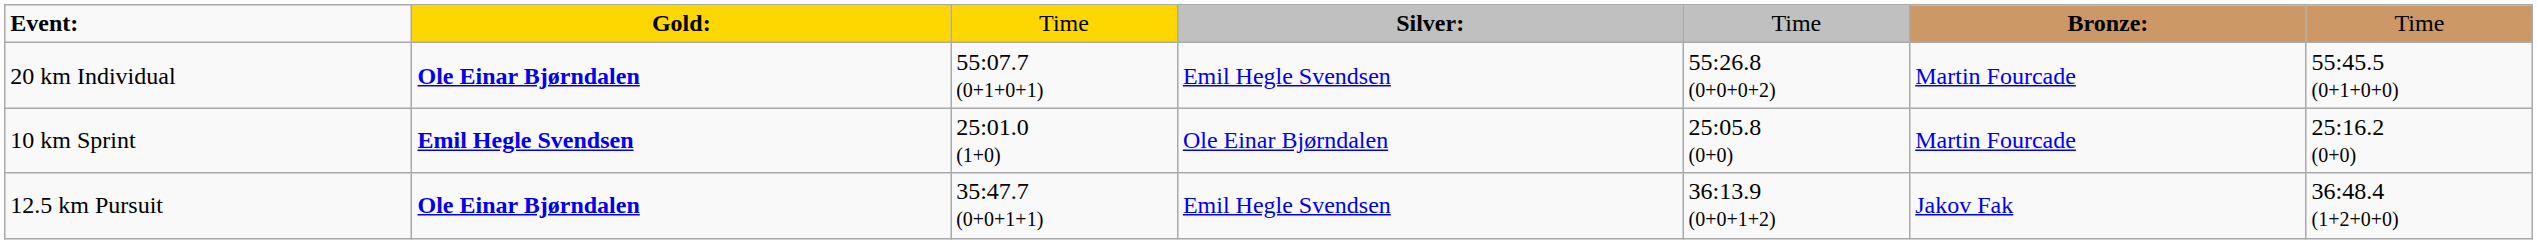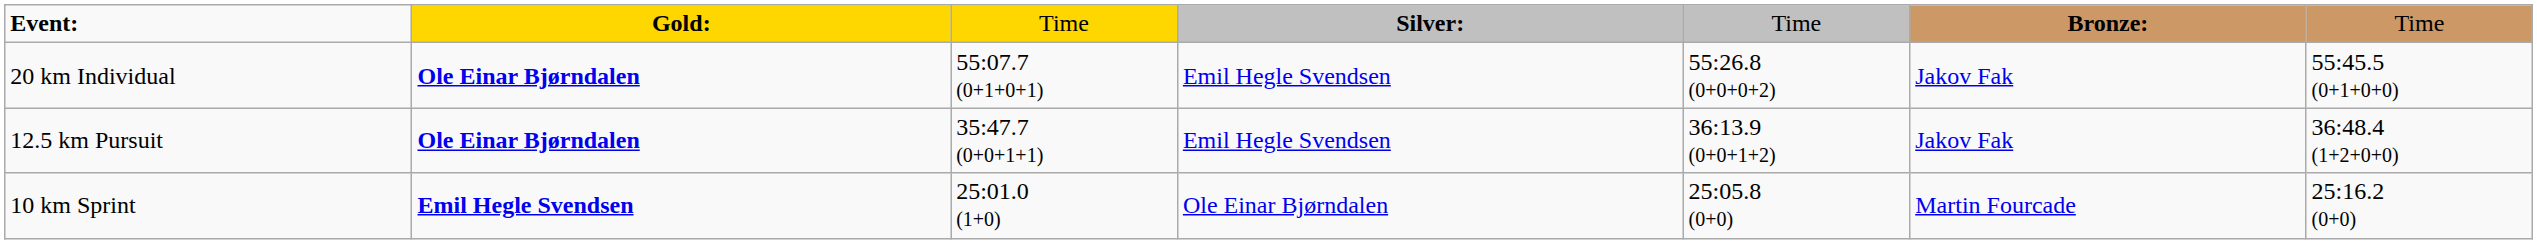(1996, 75) Martin Fourcade -> (1964, 75) Jakov Fak
rows swapped: (73, 140) <-> (87, 205)
